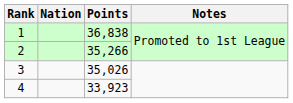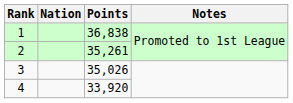(108, 51) 35,266 -> (108, 51) 35,261
(108, 88) 33,923 -> (108, 88) 33,920
